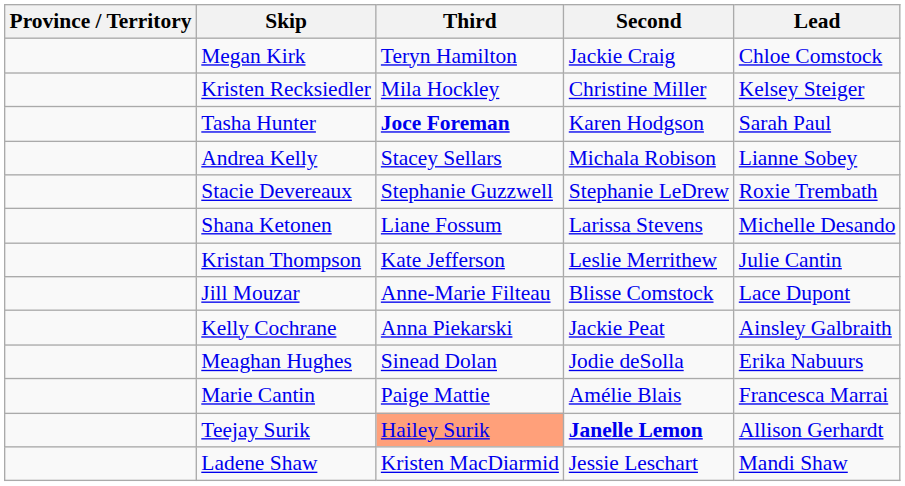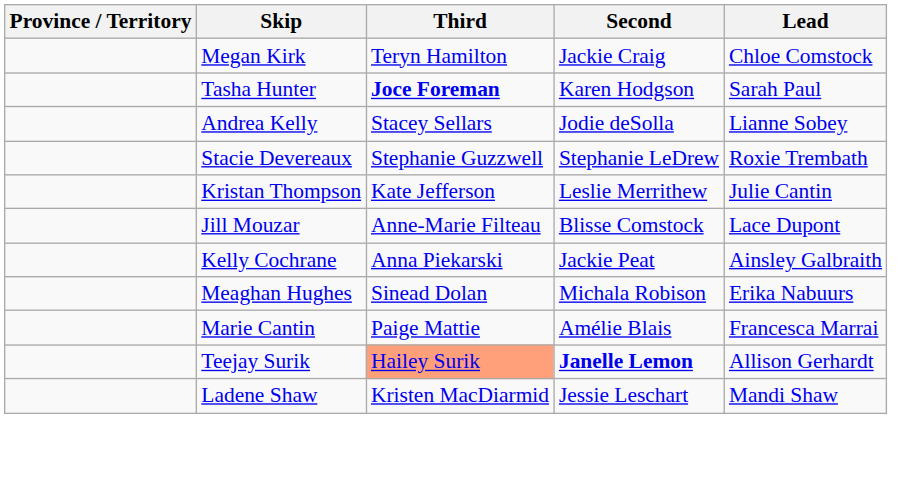- row: (286, 89)
(642, 157) Michala Robison -> (616, 123) Jodie deSolla
- row: (266, 225)
(626, 361) Jodie deSolla -> (632, 293) Michala Robison
